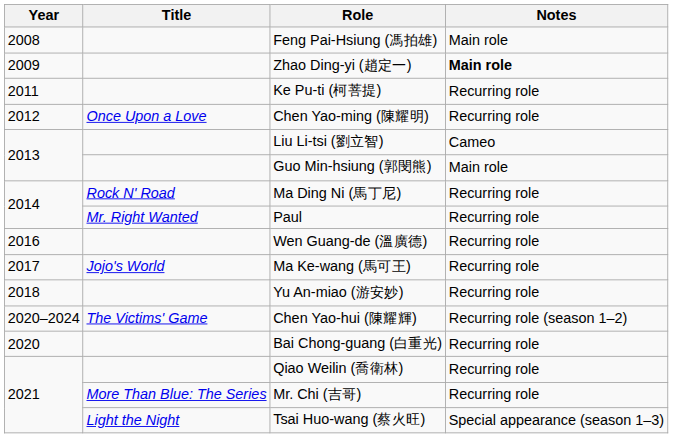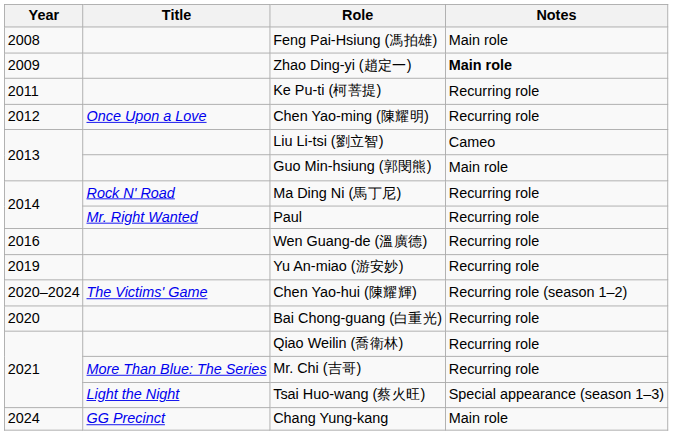- row: (342, 266)
(24, 292) 2018 -> (24, 267) 2019
+ row: (331, 419)
